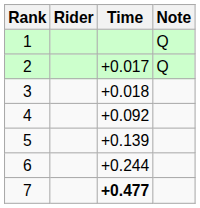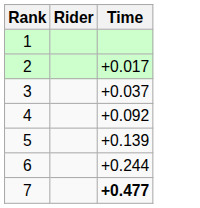- column: (174, 17)
(125, 91) +0.018 -> (125, 91) +0.037
